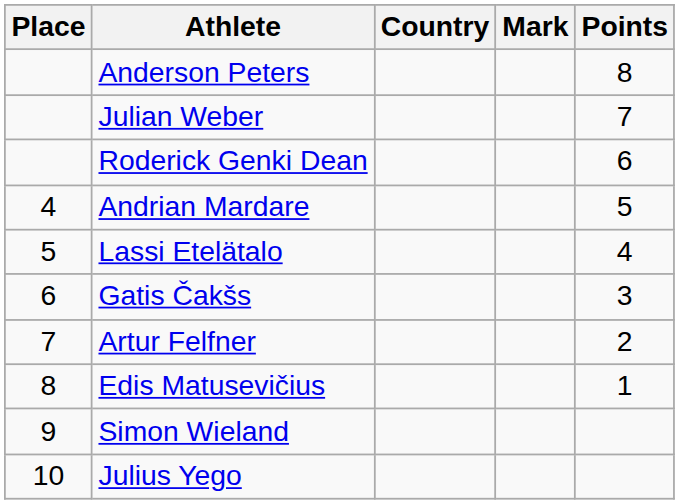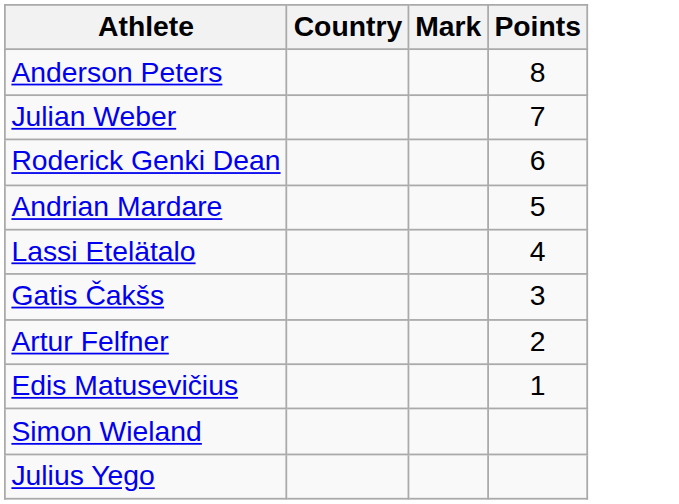- column: (48, 26)
